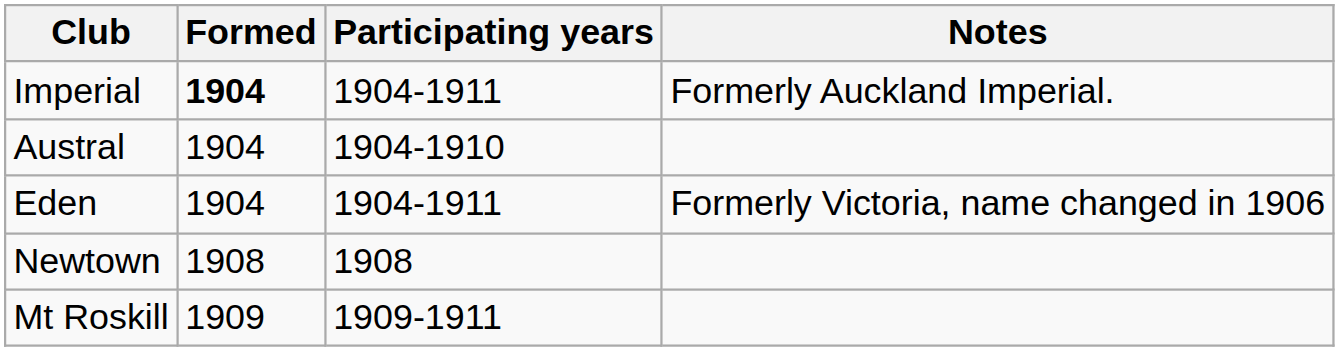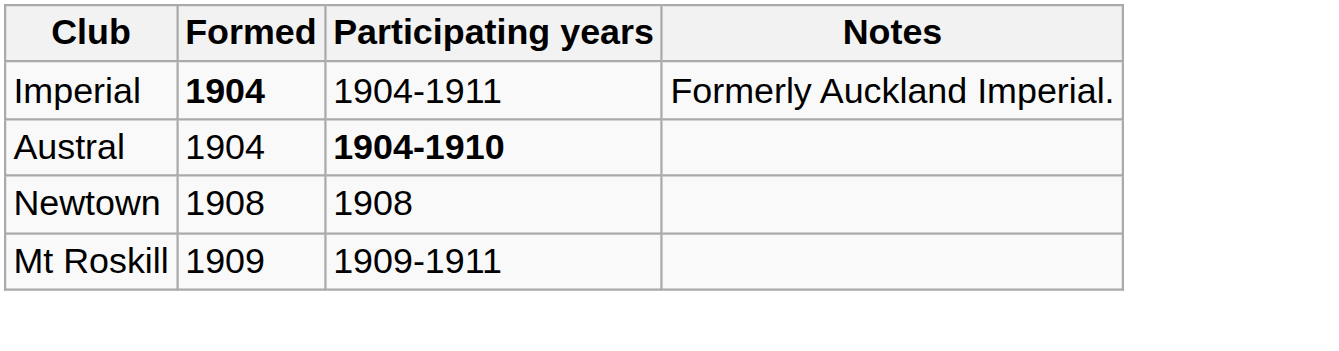(419, 146) normal -> (419, 146) bold
- row: (55, 203)
